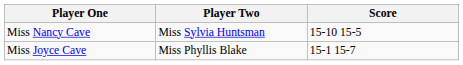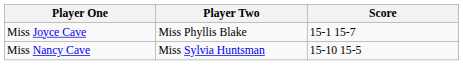rows swapped: (49, 32) <-> (47, 50)
